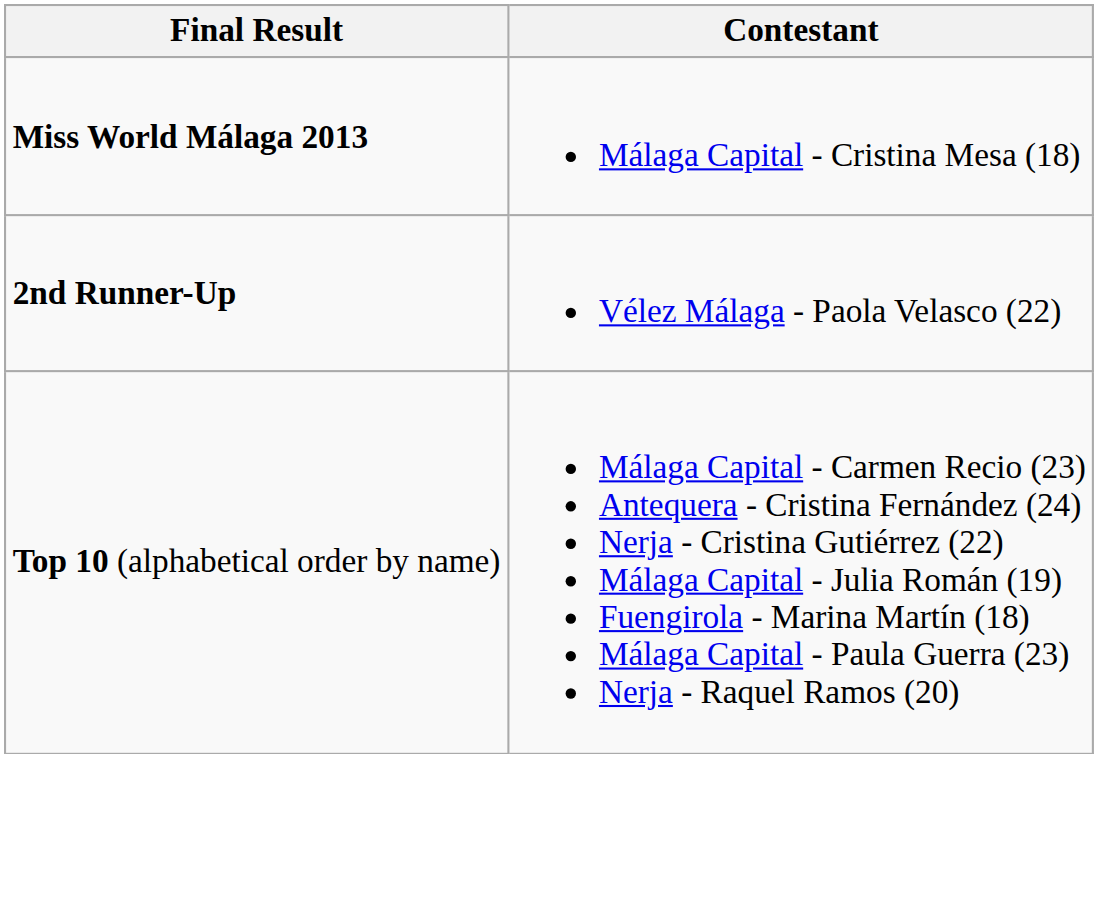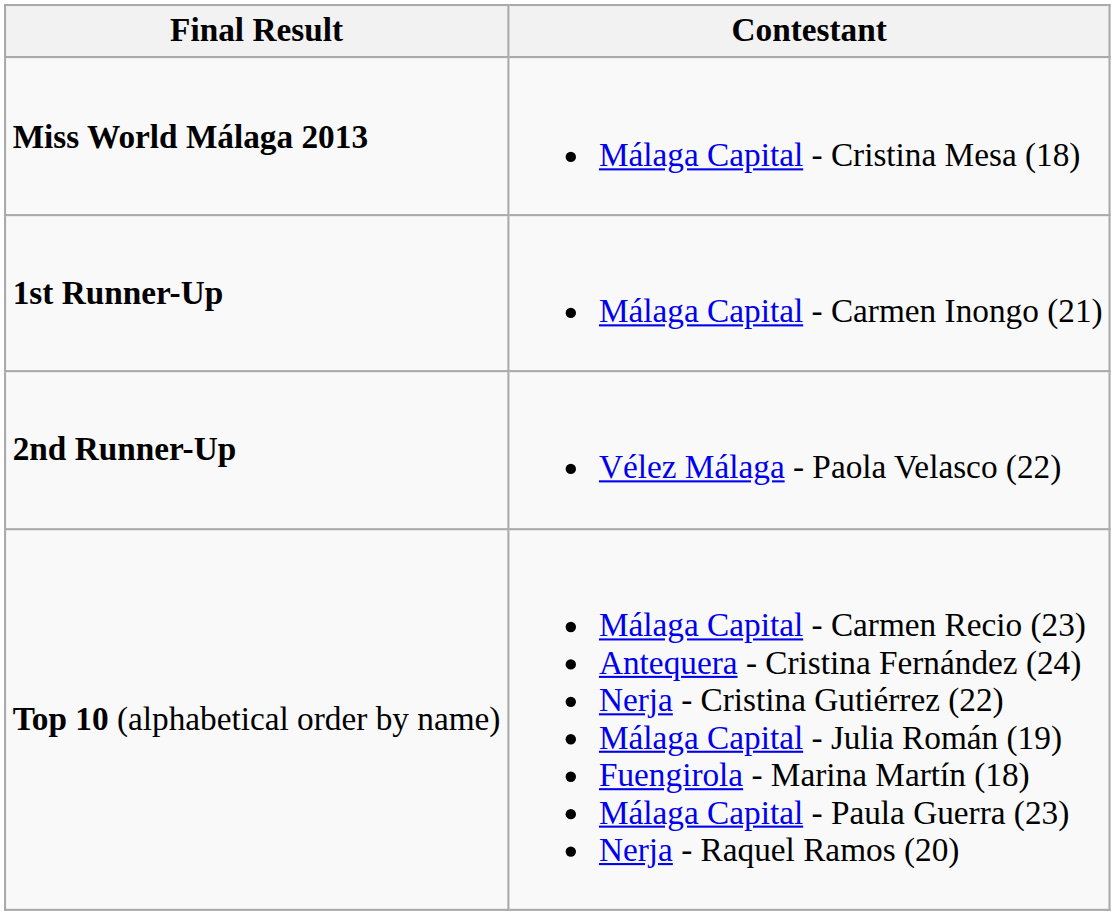+ row: (118, 292)
